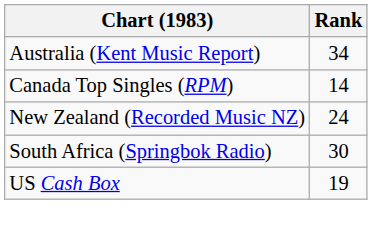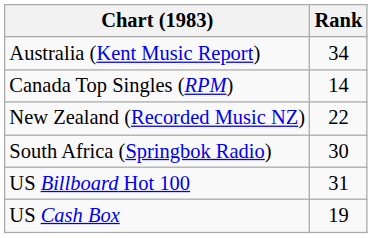(338, 118) 24 -> (338, 118) 22
+ row: (100, 183)
